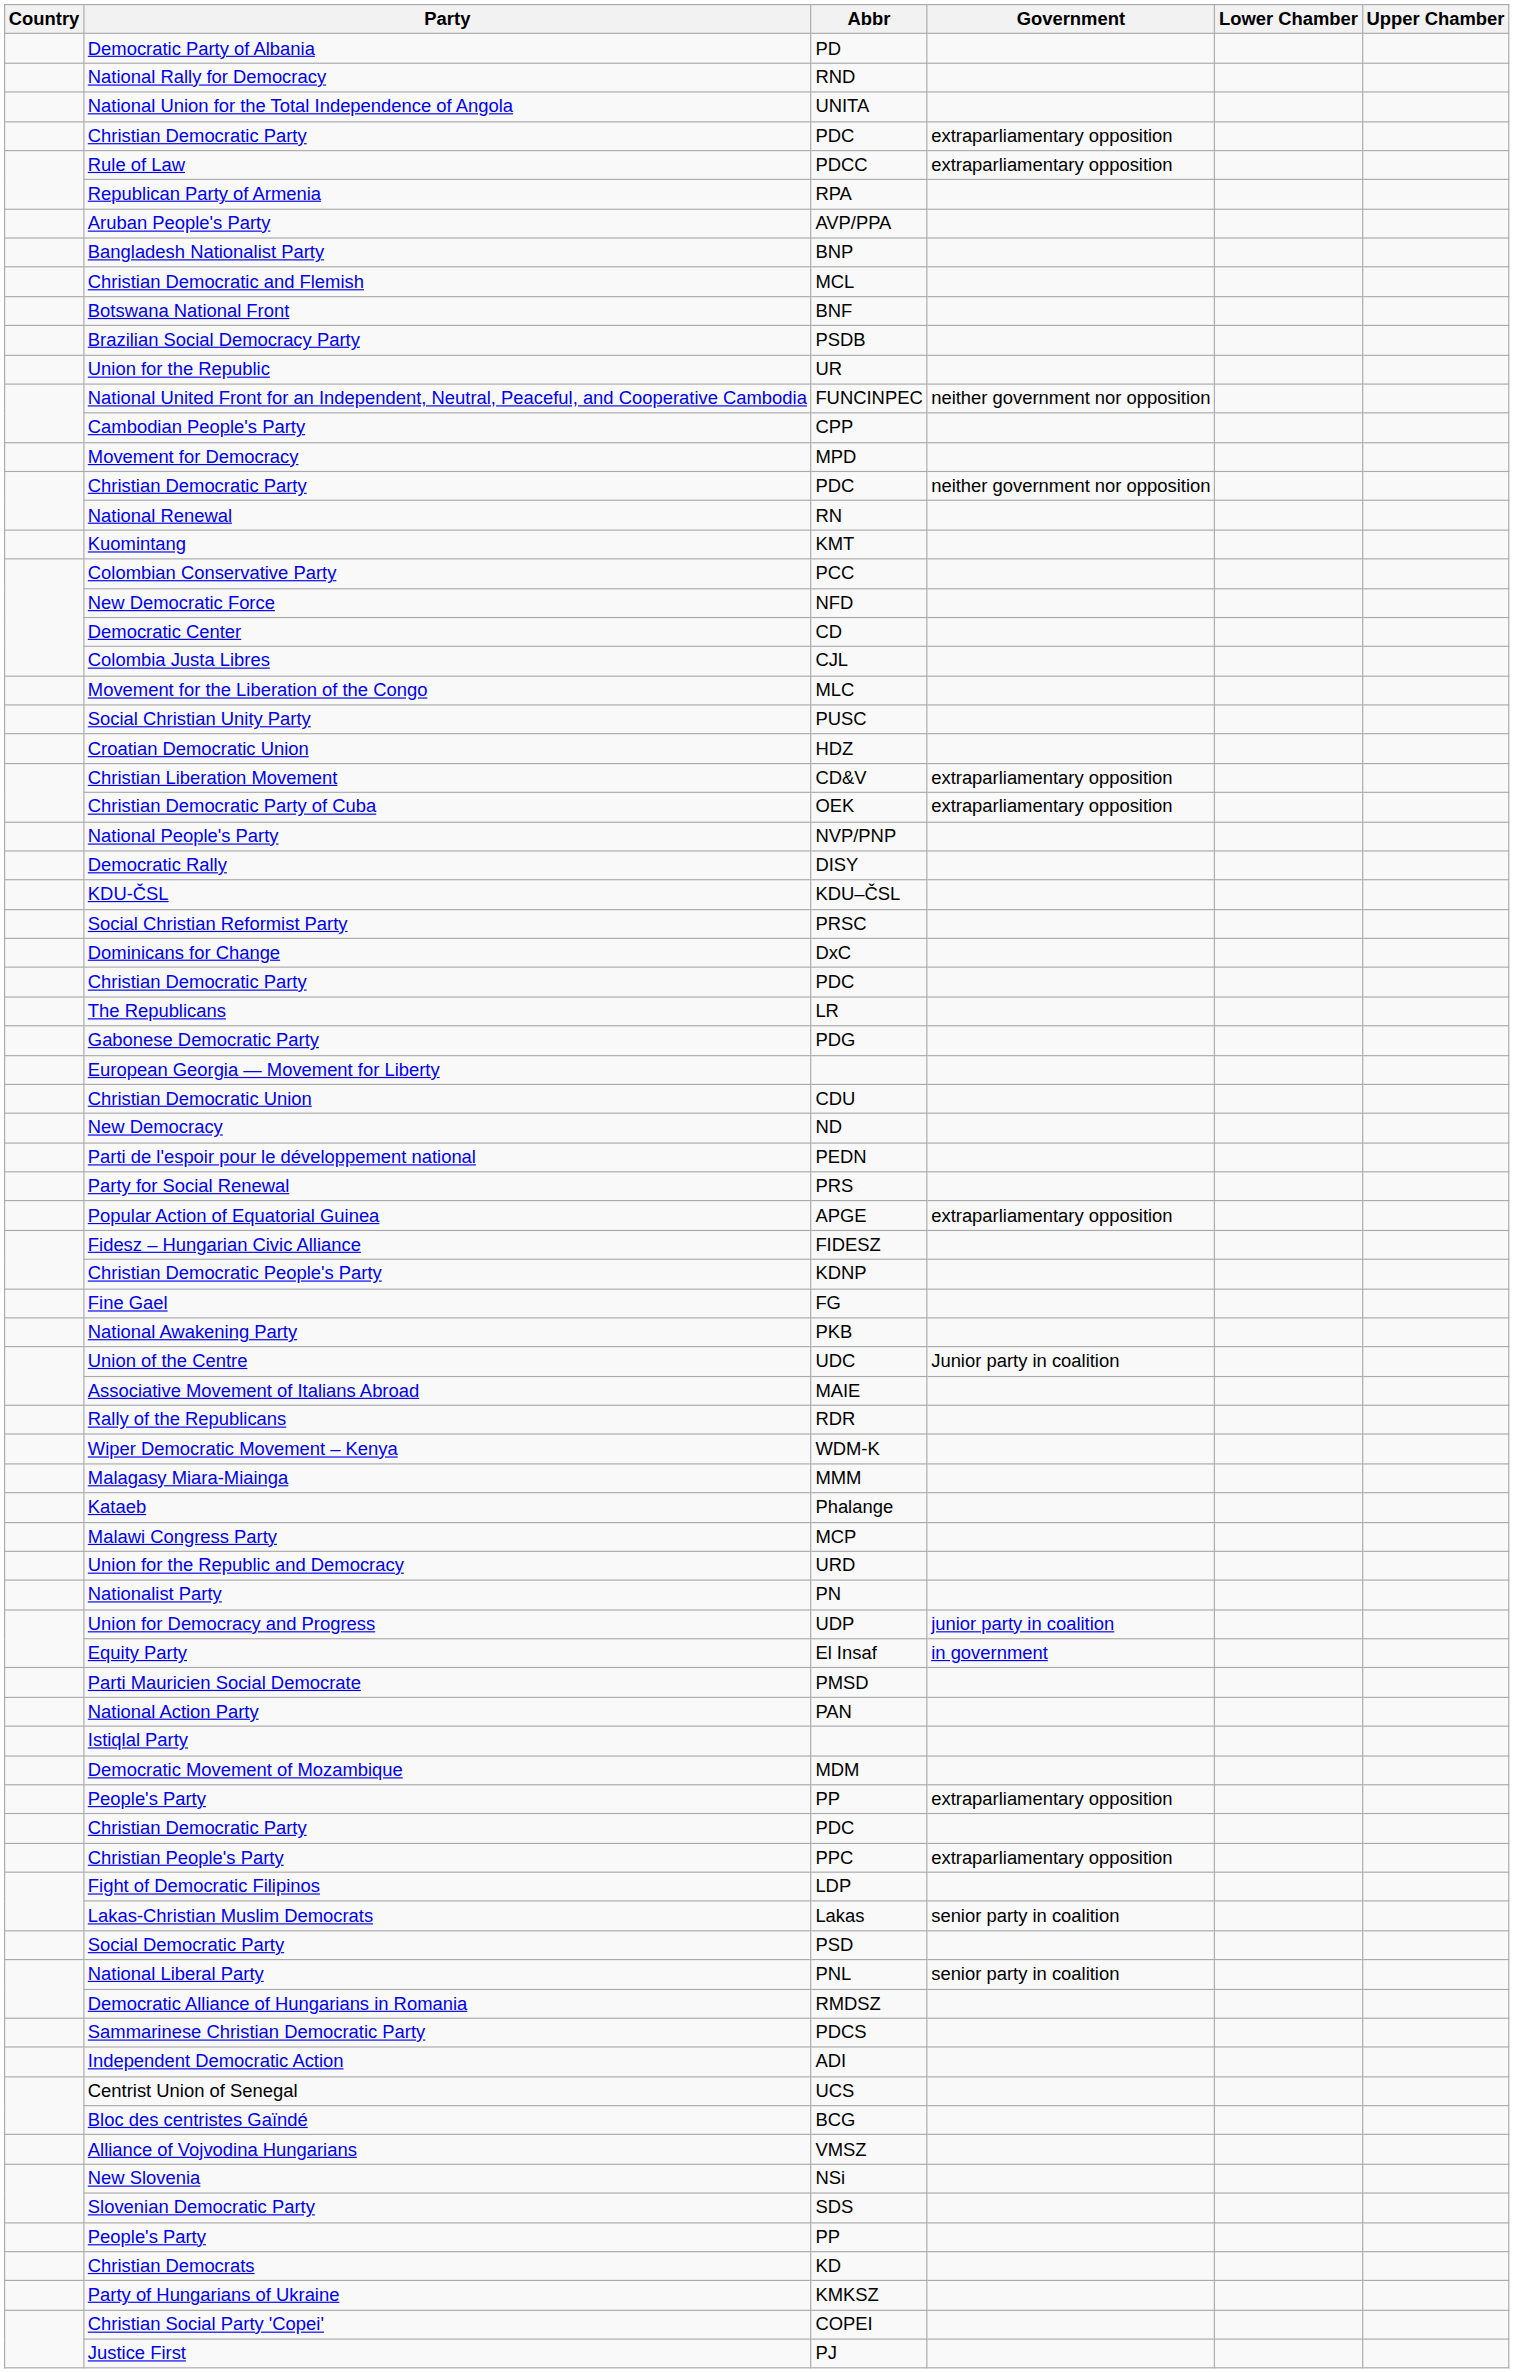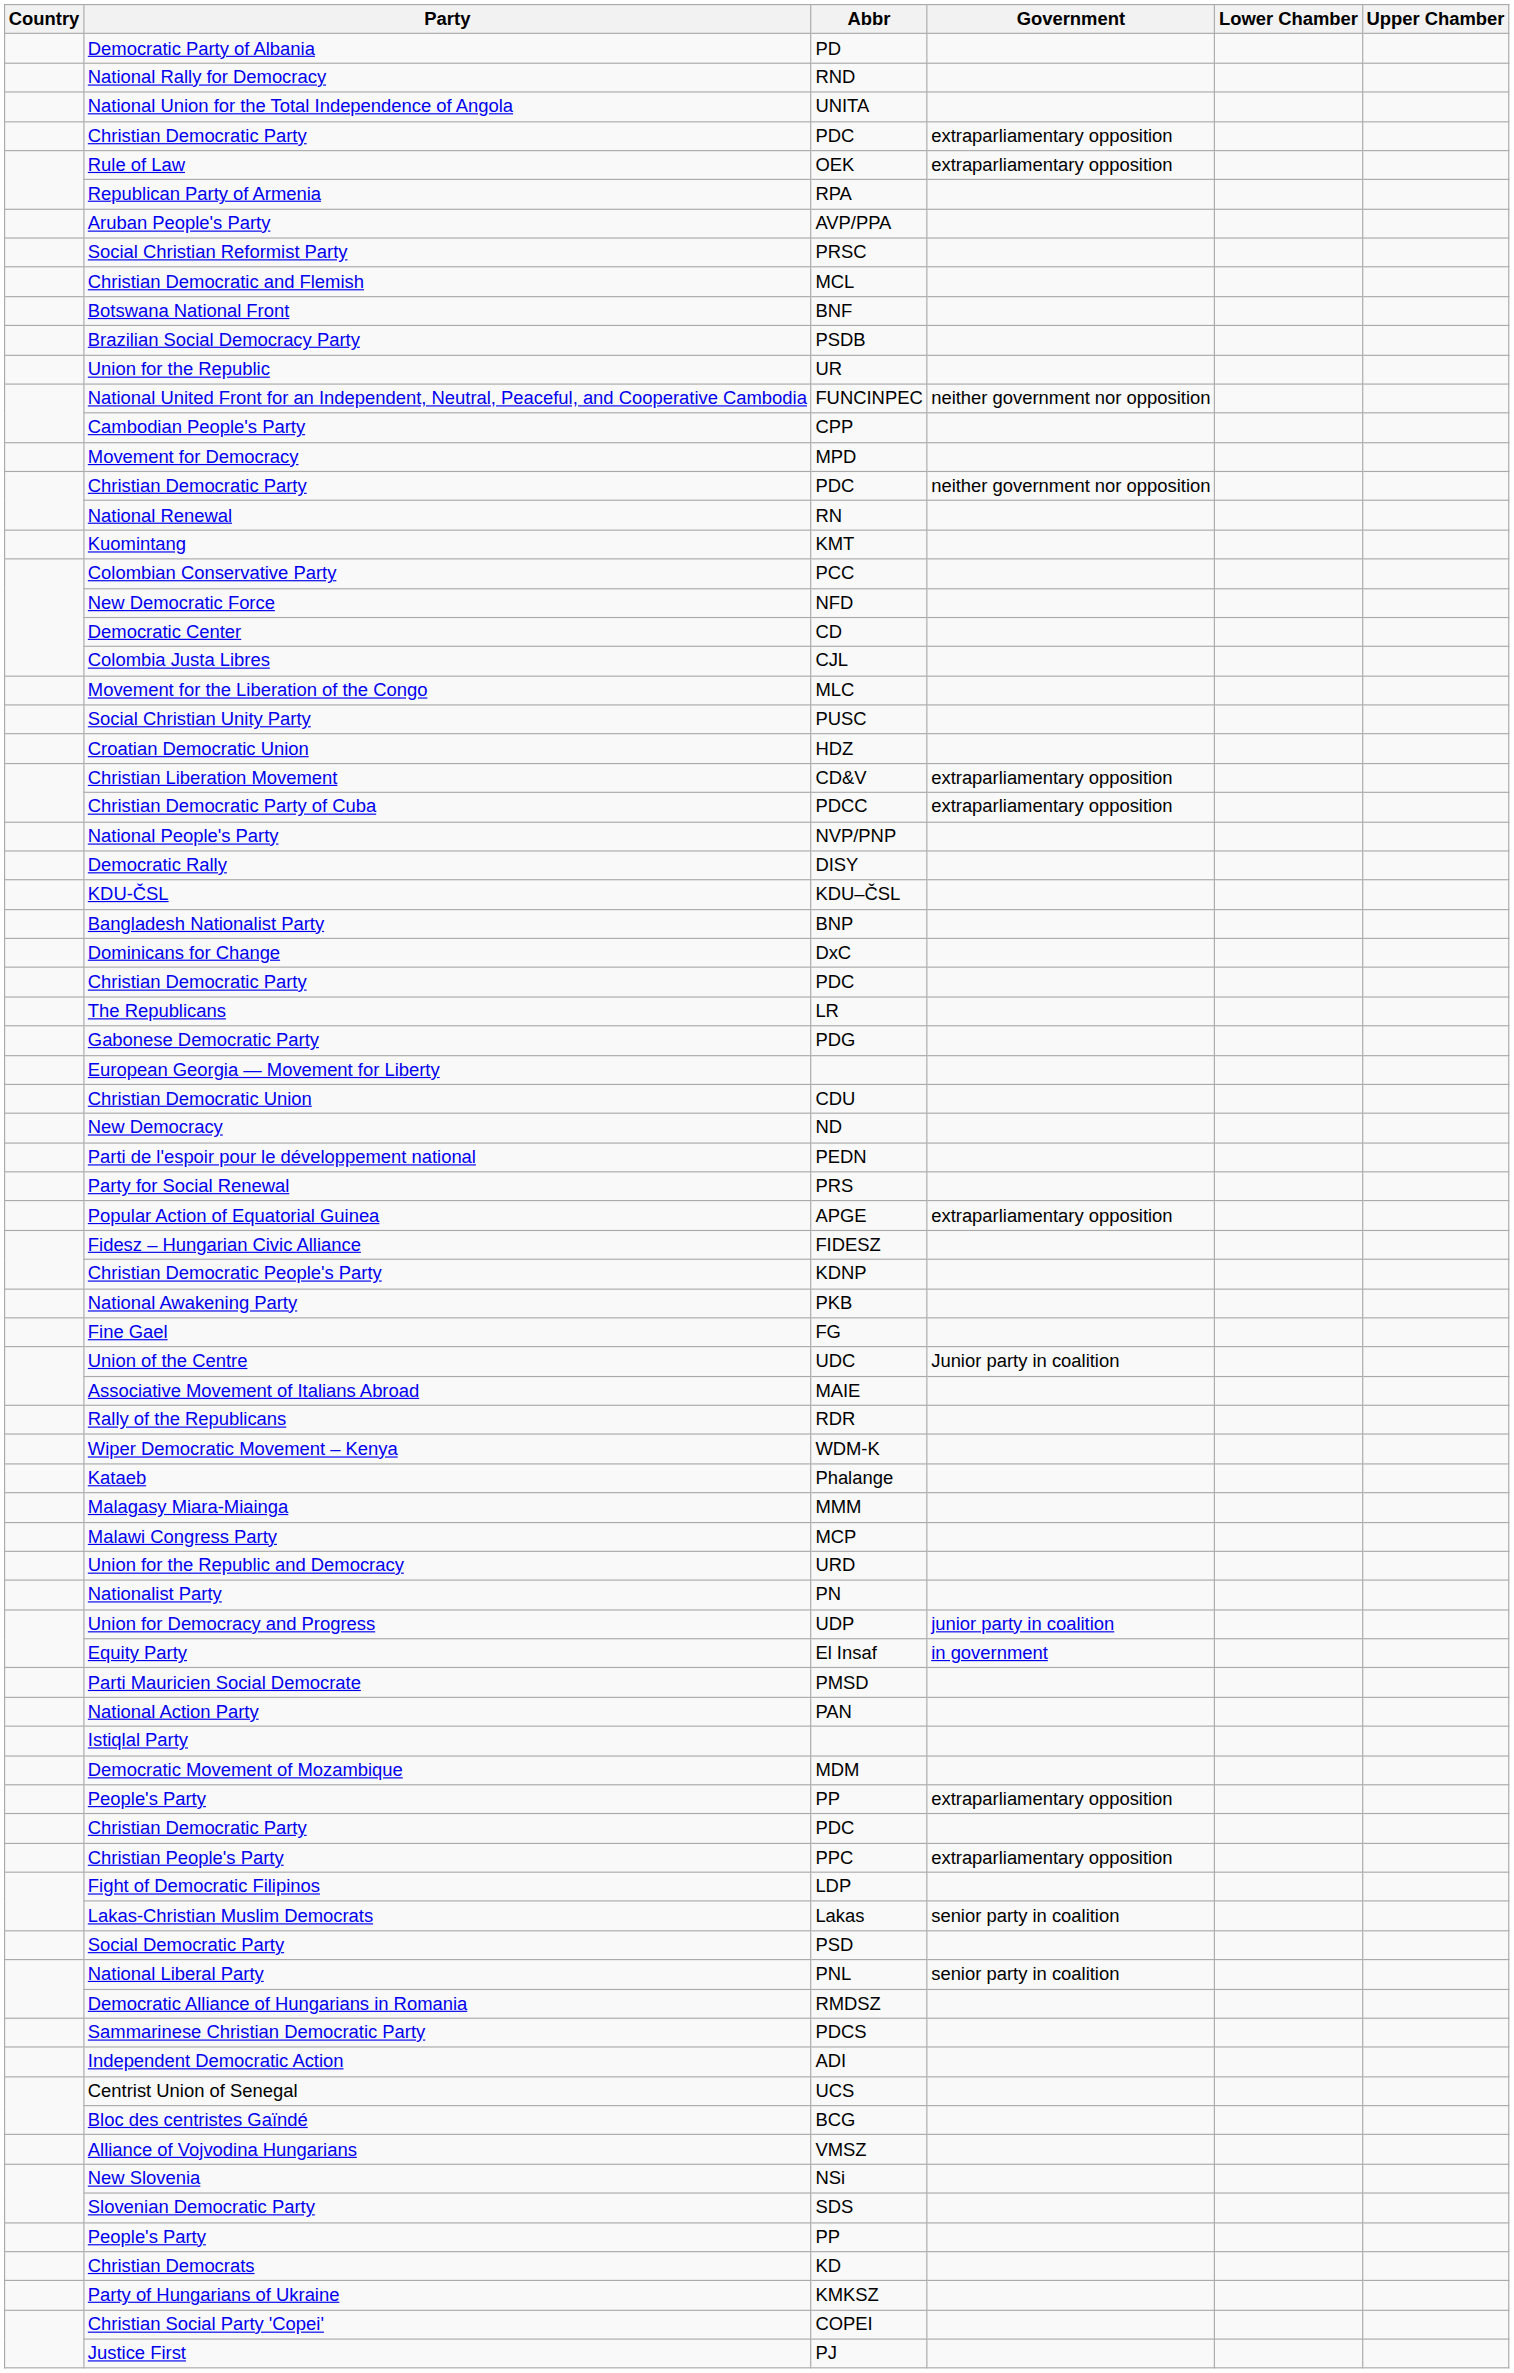(841, 164) PDCC -> (835, 164) OEK
rows swapped: (206, 252) <-> (218, 923)
(835, 806) OEK -> (841, 806) PDCC
rows swapped: (193, 1332) <-> (128, 1303)
rows swapped: (117, 1507) <-> (188, 1478)
